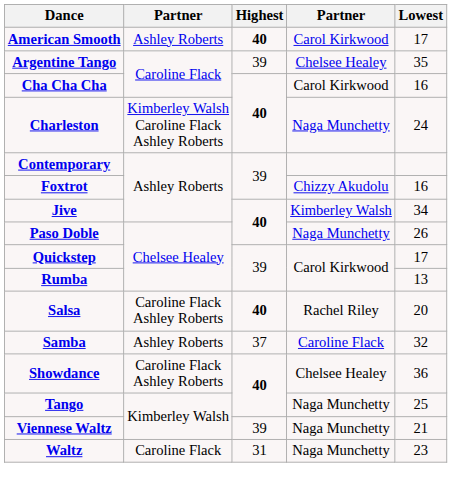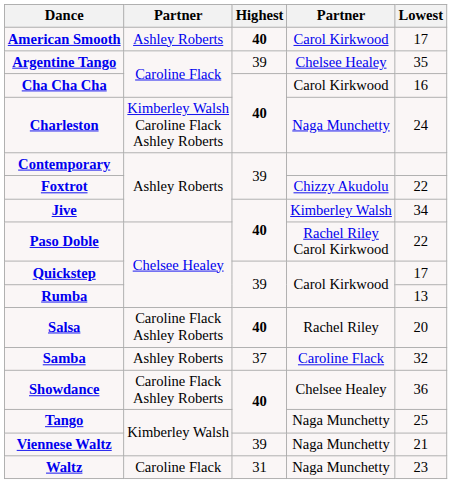(421, 187) 16 -> (421, 187) 22
(341, 233) Naga Munchetty -> (341, 241) Rachel Riley Carol Kirkwood
(421, 233) 26 -> (421, 241) 22
